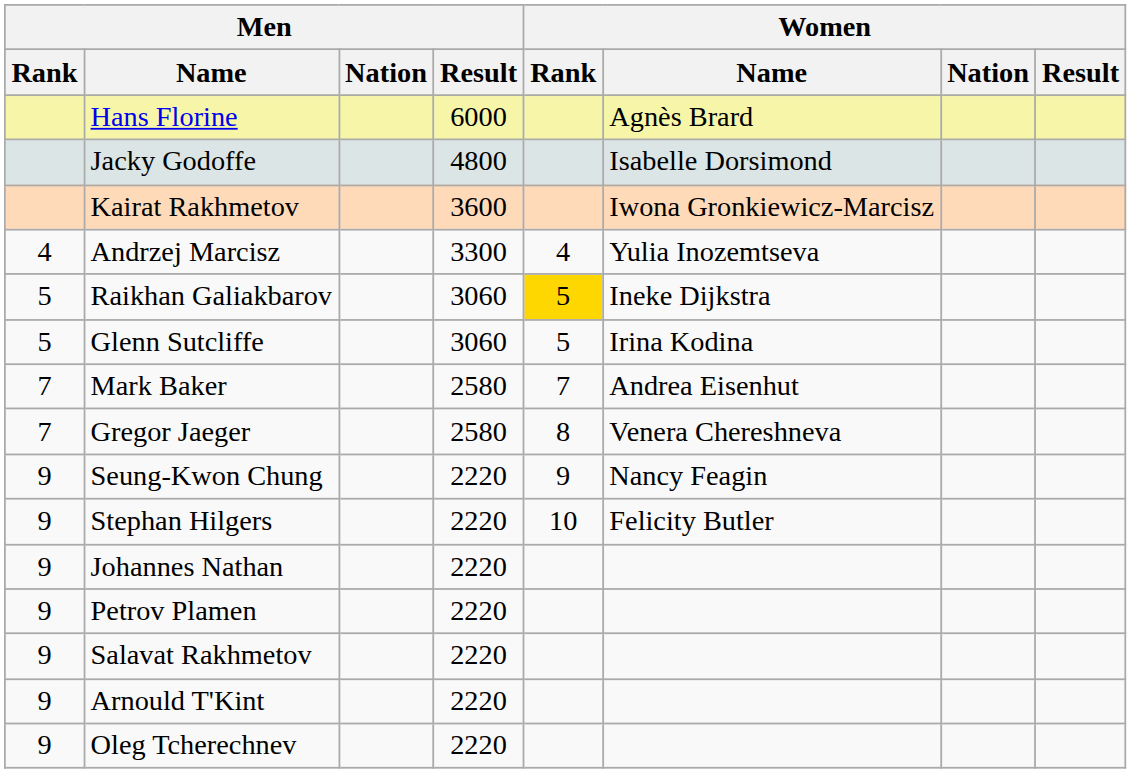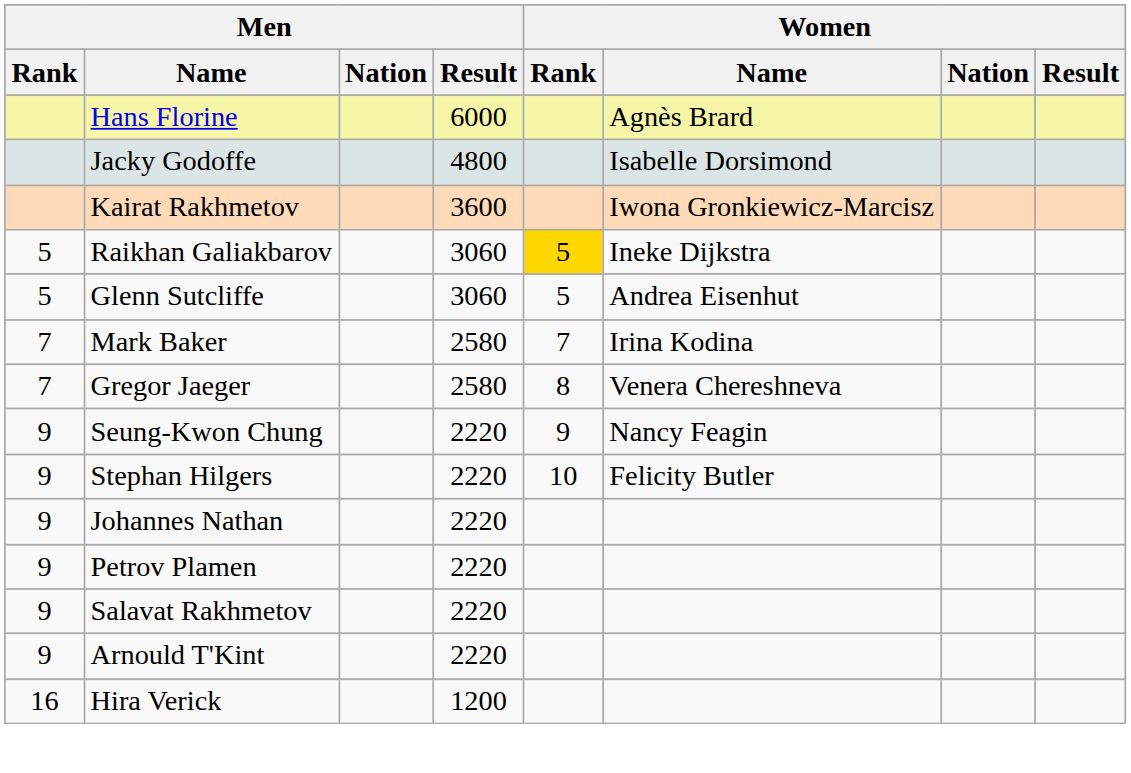- row: (185, 251)
(681, 341) Irina Kodina -> (704, 296) Andrea Eisenhut
(704, 386) Andrea Eisenhut -> (681, 341) Irina Kodina
- row: (194, 745)
+ row: (156, 700)
